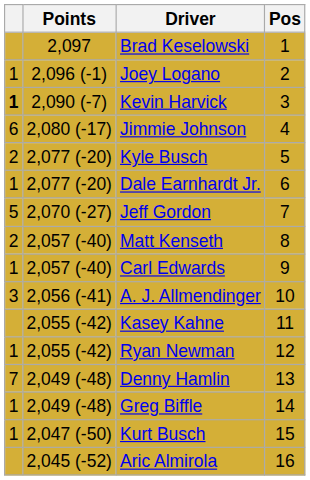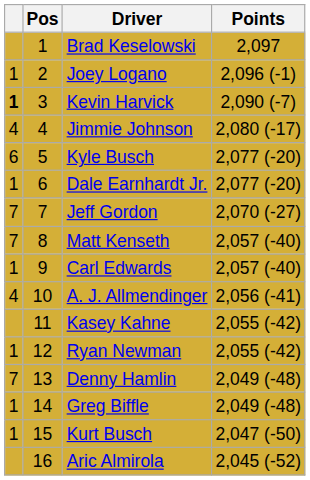columns swapped: (285, 19) <-> (69, 19)
(13, 129) 6 -> (13, 129) 4
(13, 157) 2 -> (13, 157) 6
(13, 212) 5 -> (13, 212) 7
(13, 240) 2 -> (13, 240) 7
(13, 295) 3 -> (13, 295) 4
